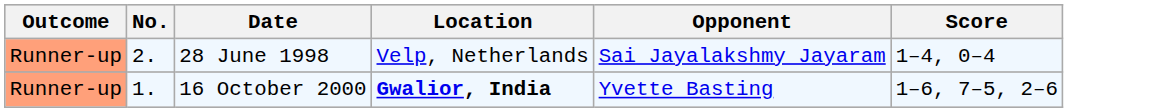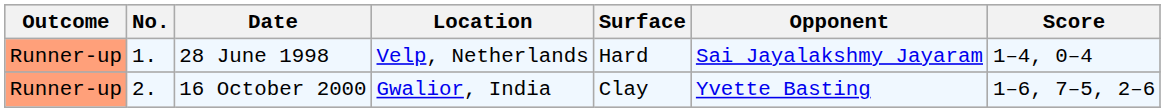+ column: (642, 22)
(144, 56) 2. -> (144, 56) 1.
(144, 90) 1. -> (144, 90) 2.
(464, 90) bold -> (464, 90) normal
